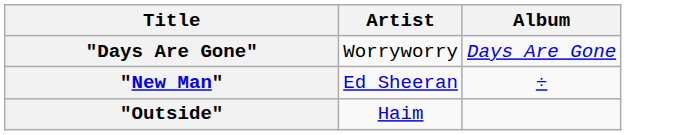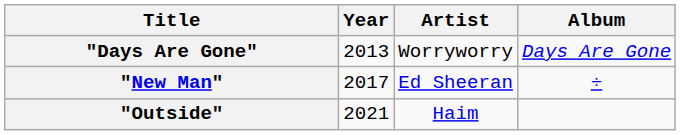+ column: (366, 20)
